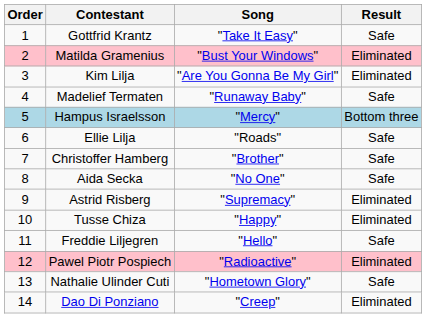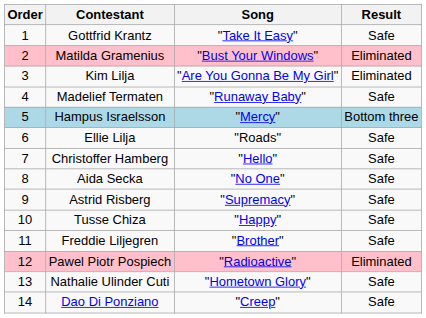(258, 158) "Brother" -> (258, 158) "Hello"
(381, 199) Eliminated -> (381, 199) Safe
(381, 220) Eliminated -> (381, 220) Safe
(258, 240) "Hello" -> (258, 240) "Brother"
(381, 302) Eliminated -> (381, 302) Safe
